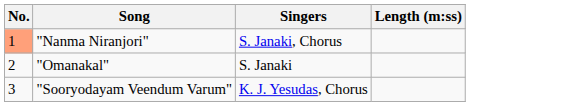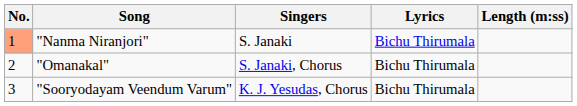+ column: (425, 16)
(290, 41) S. Janaki, Chorus -> (266, 41) S. Janaki
(266, 65) S. Janaki -> (290, 65) S. Janaki, Chorus
